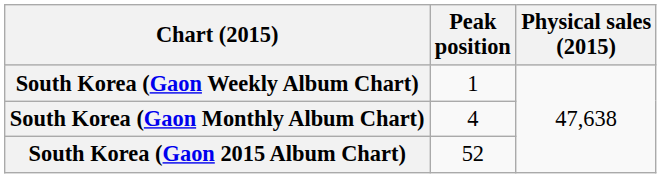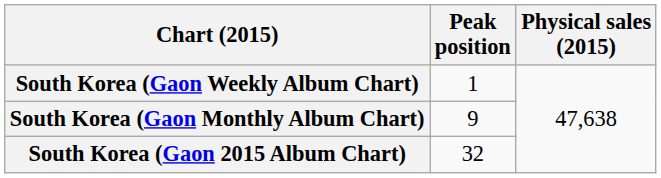(473, 118) 4 -> (473, 118) 9
(473, 154) 52 -> (473, 154) 32
